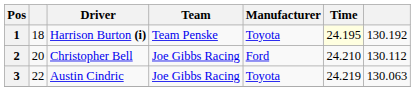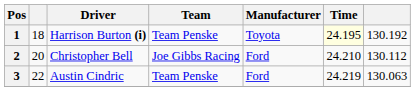(196, 76) Joe Gibbs Racing -> (185, 76) Team Penske
(263, 76) Toyota -> (257, 76) Ford
